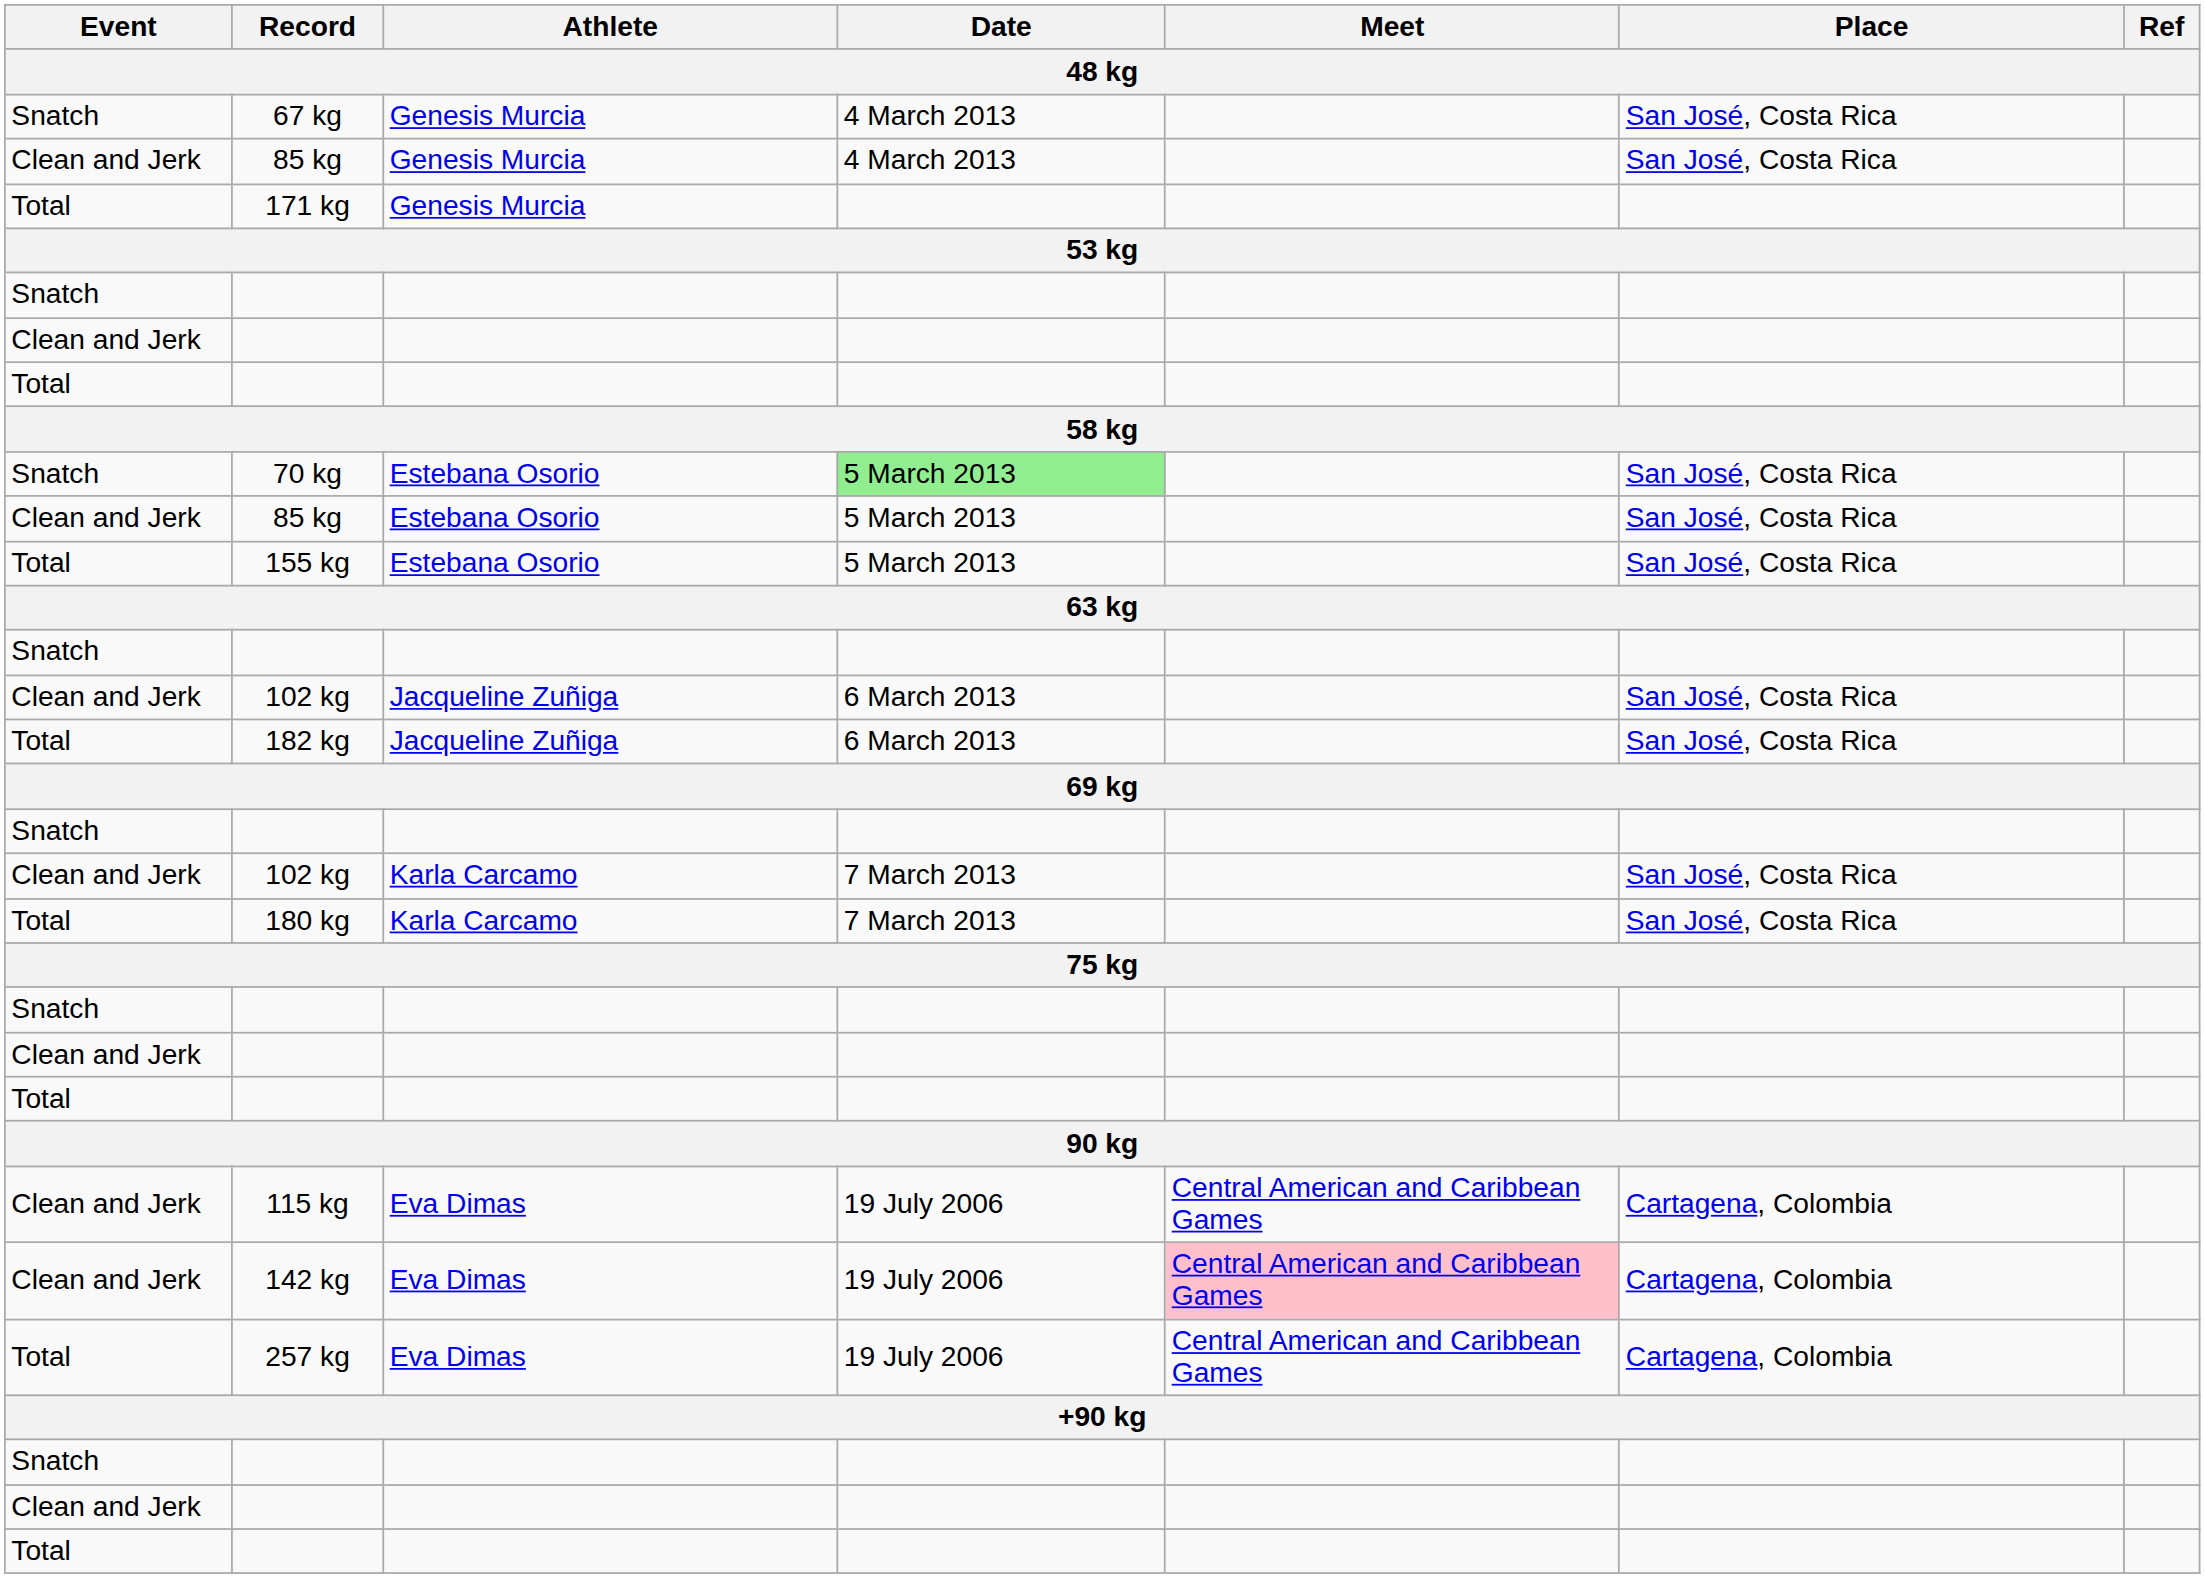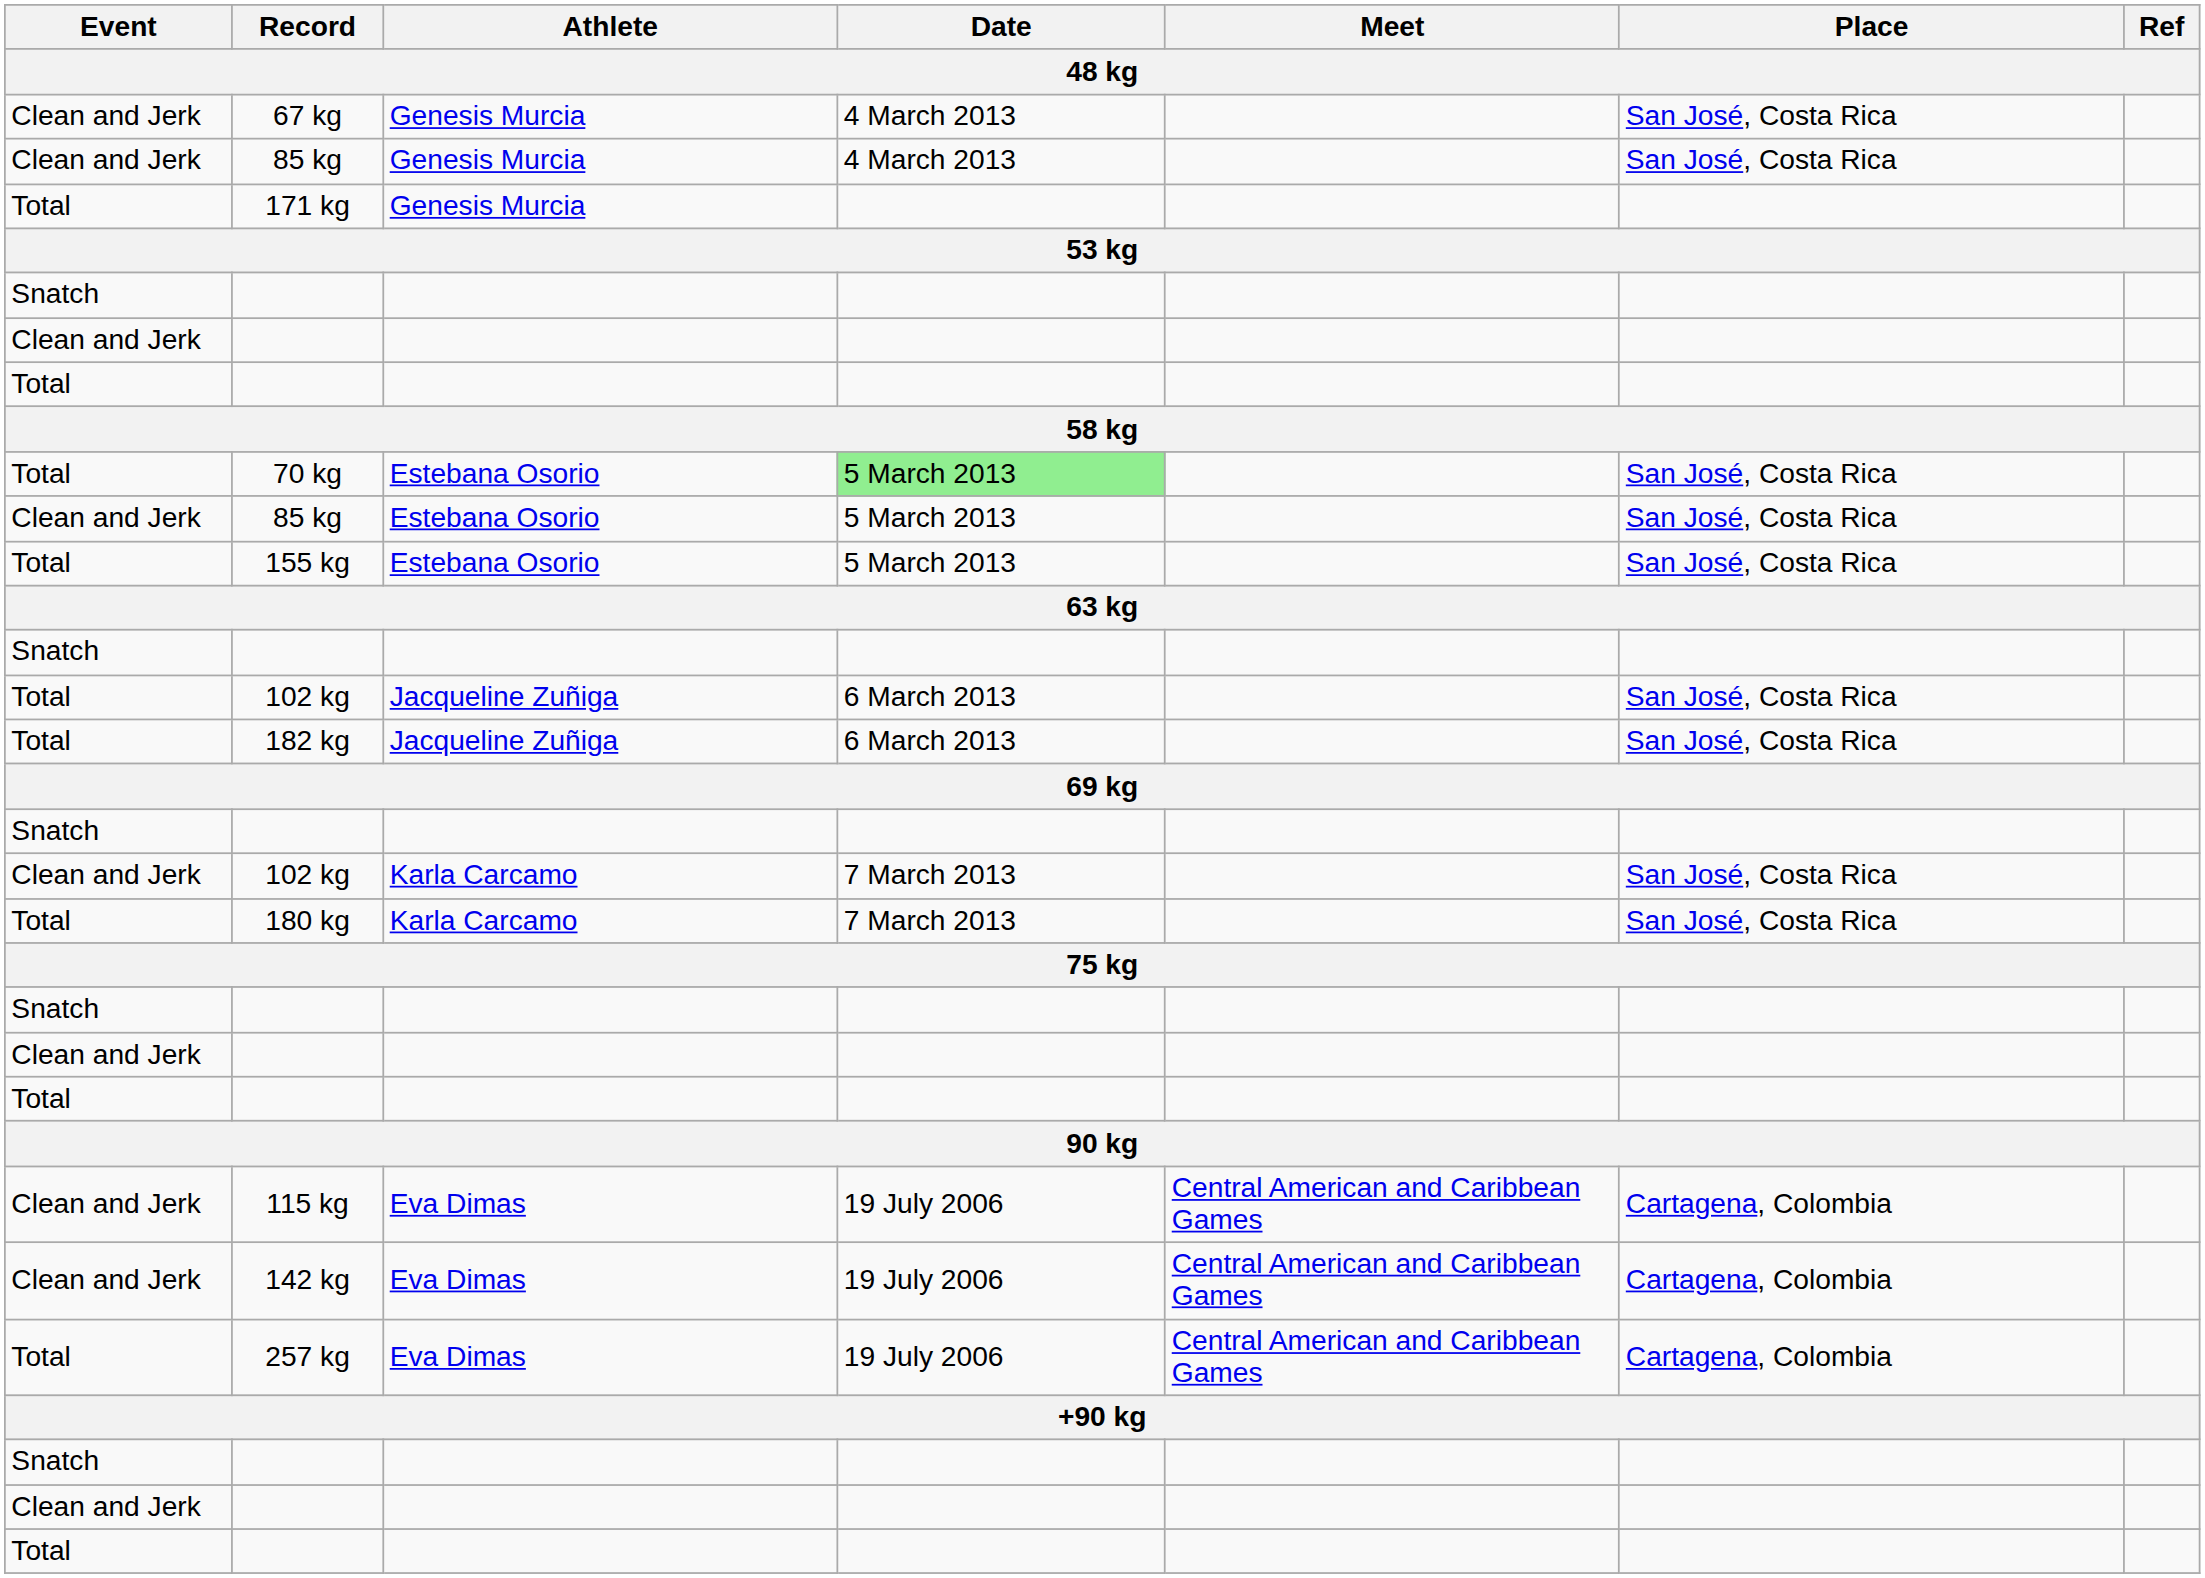(55, 116) Snatch -> (106, 116) Clean and Jerk
(55, 473) Snatch -> (41, 473) Total
(106, 696) Clean and Jerk -> (41, 696) Total
(1376, 1280) pink background -> (1376, 1280) no background
